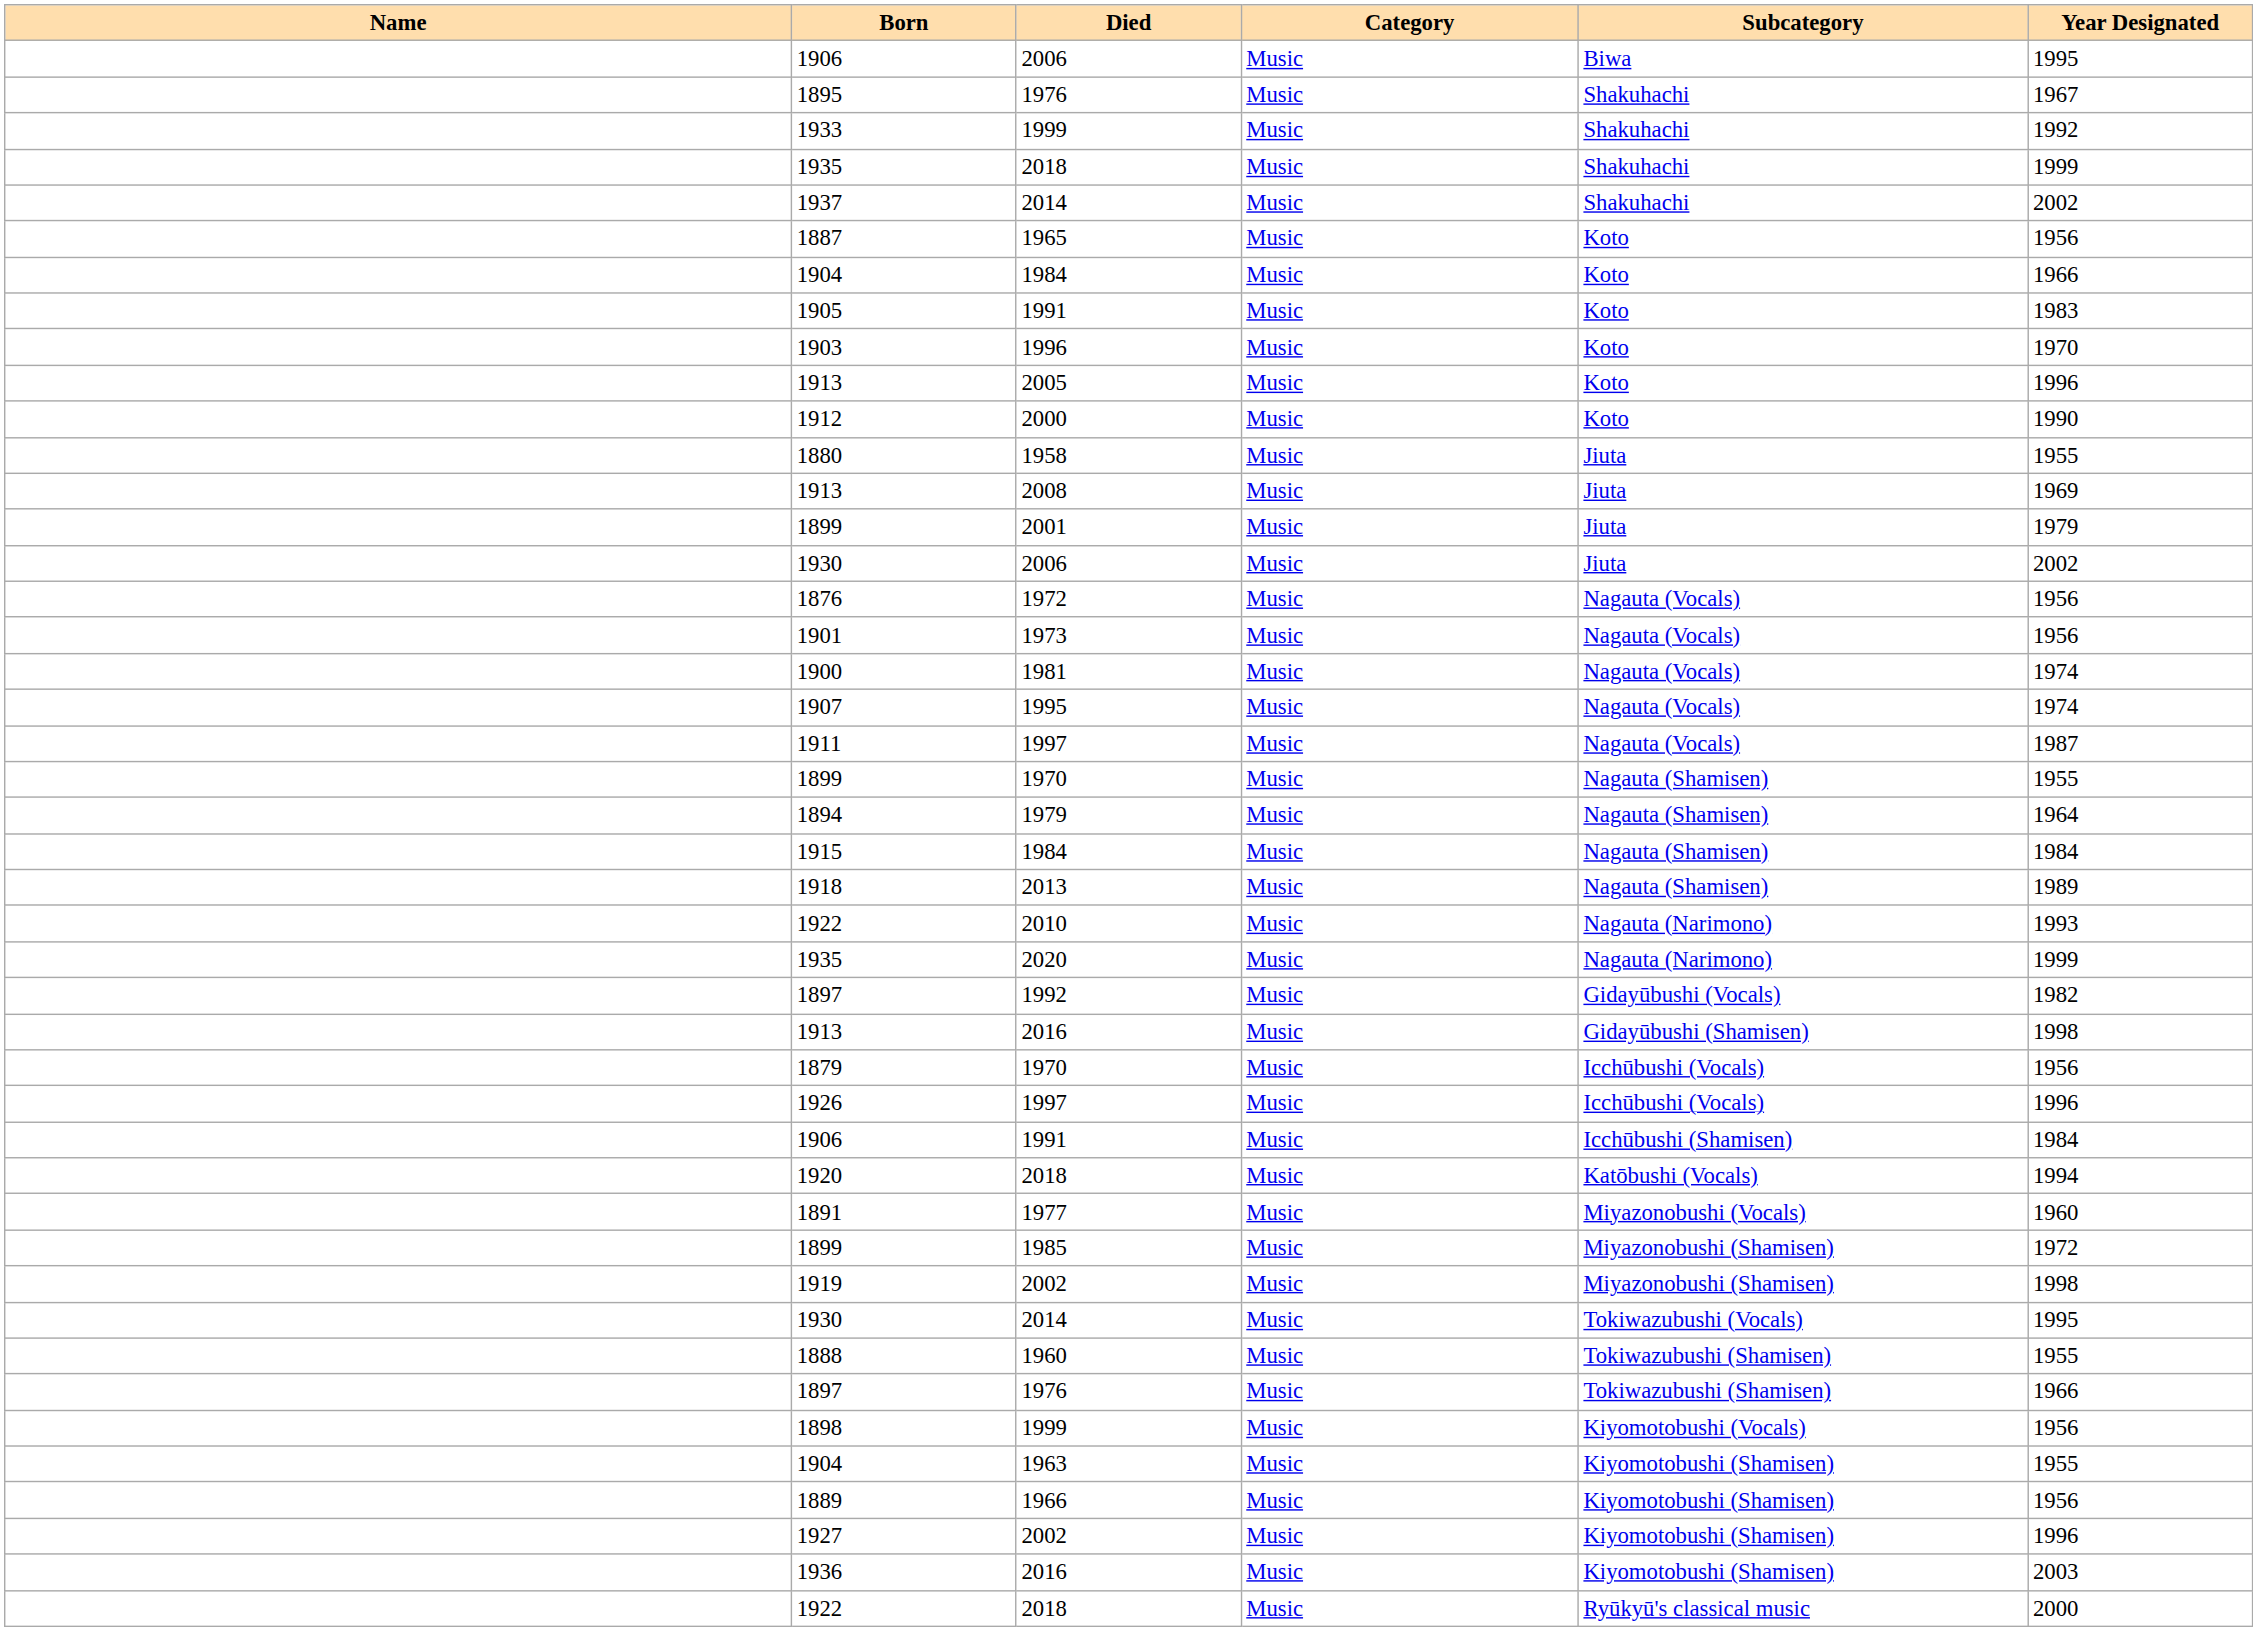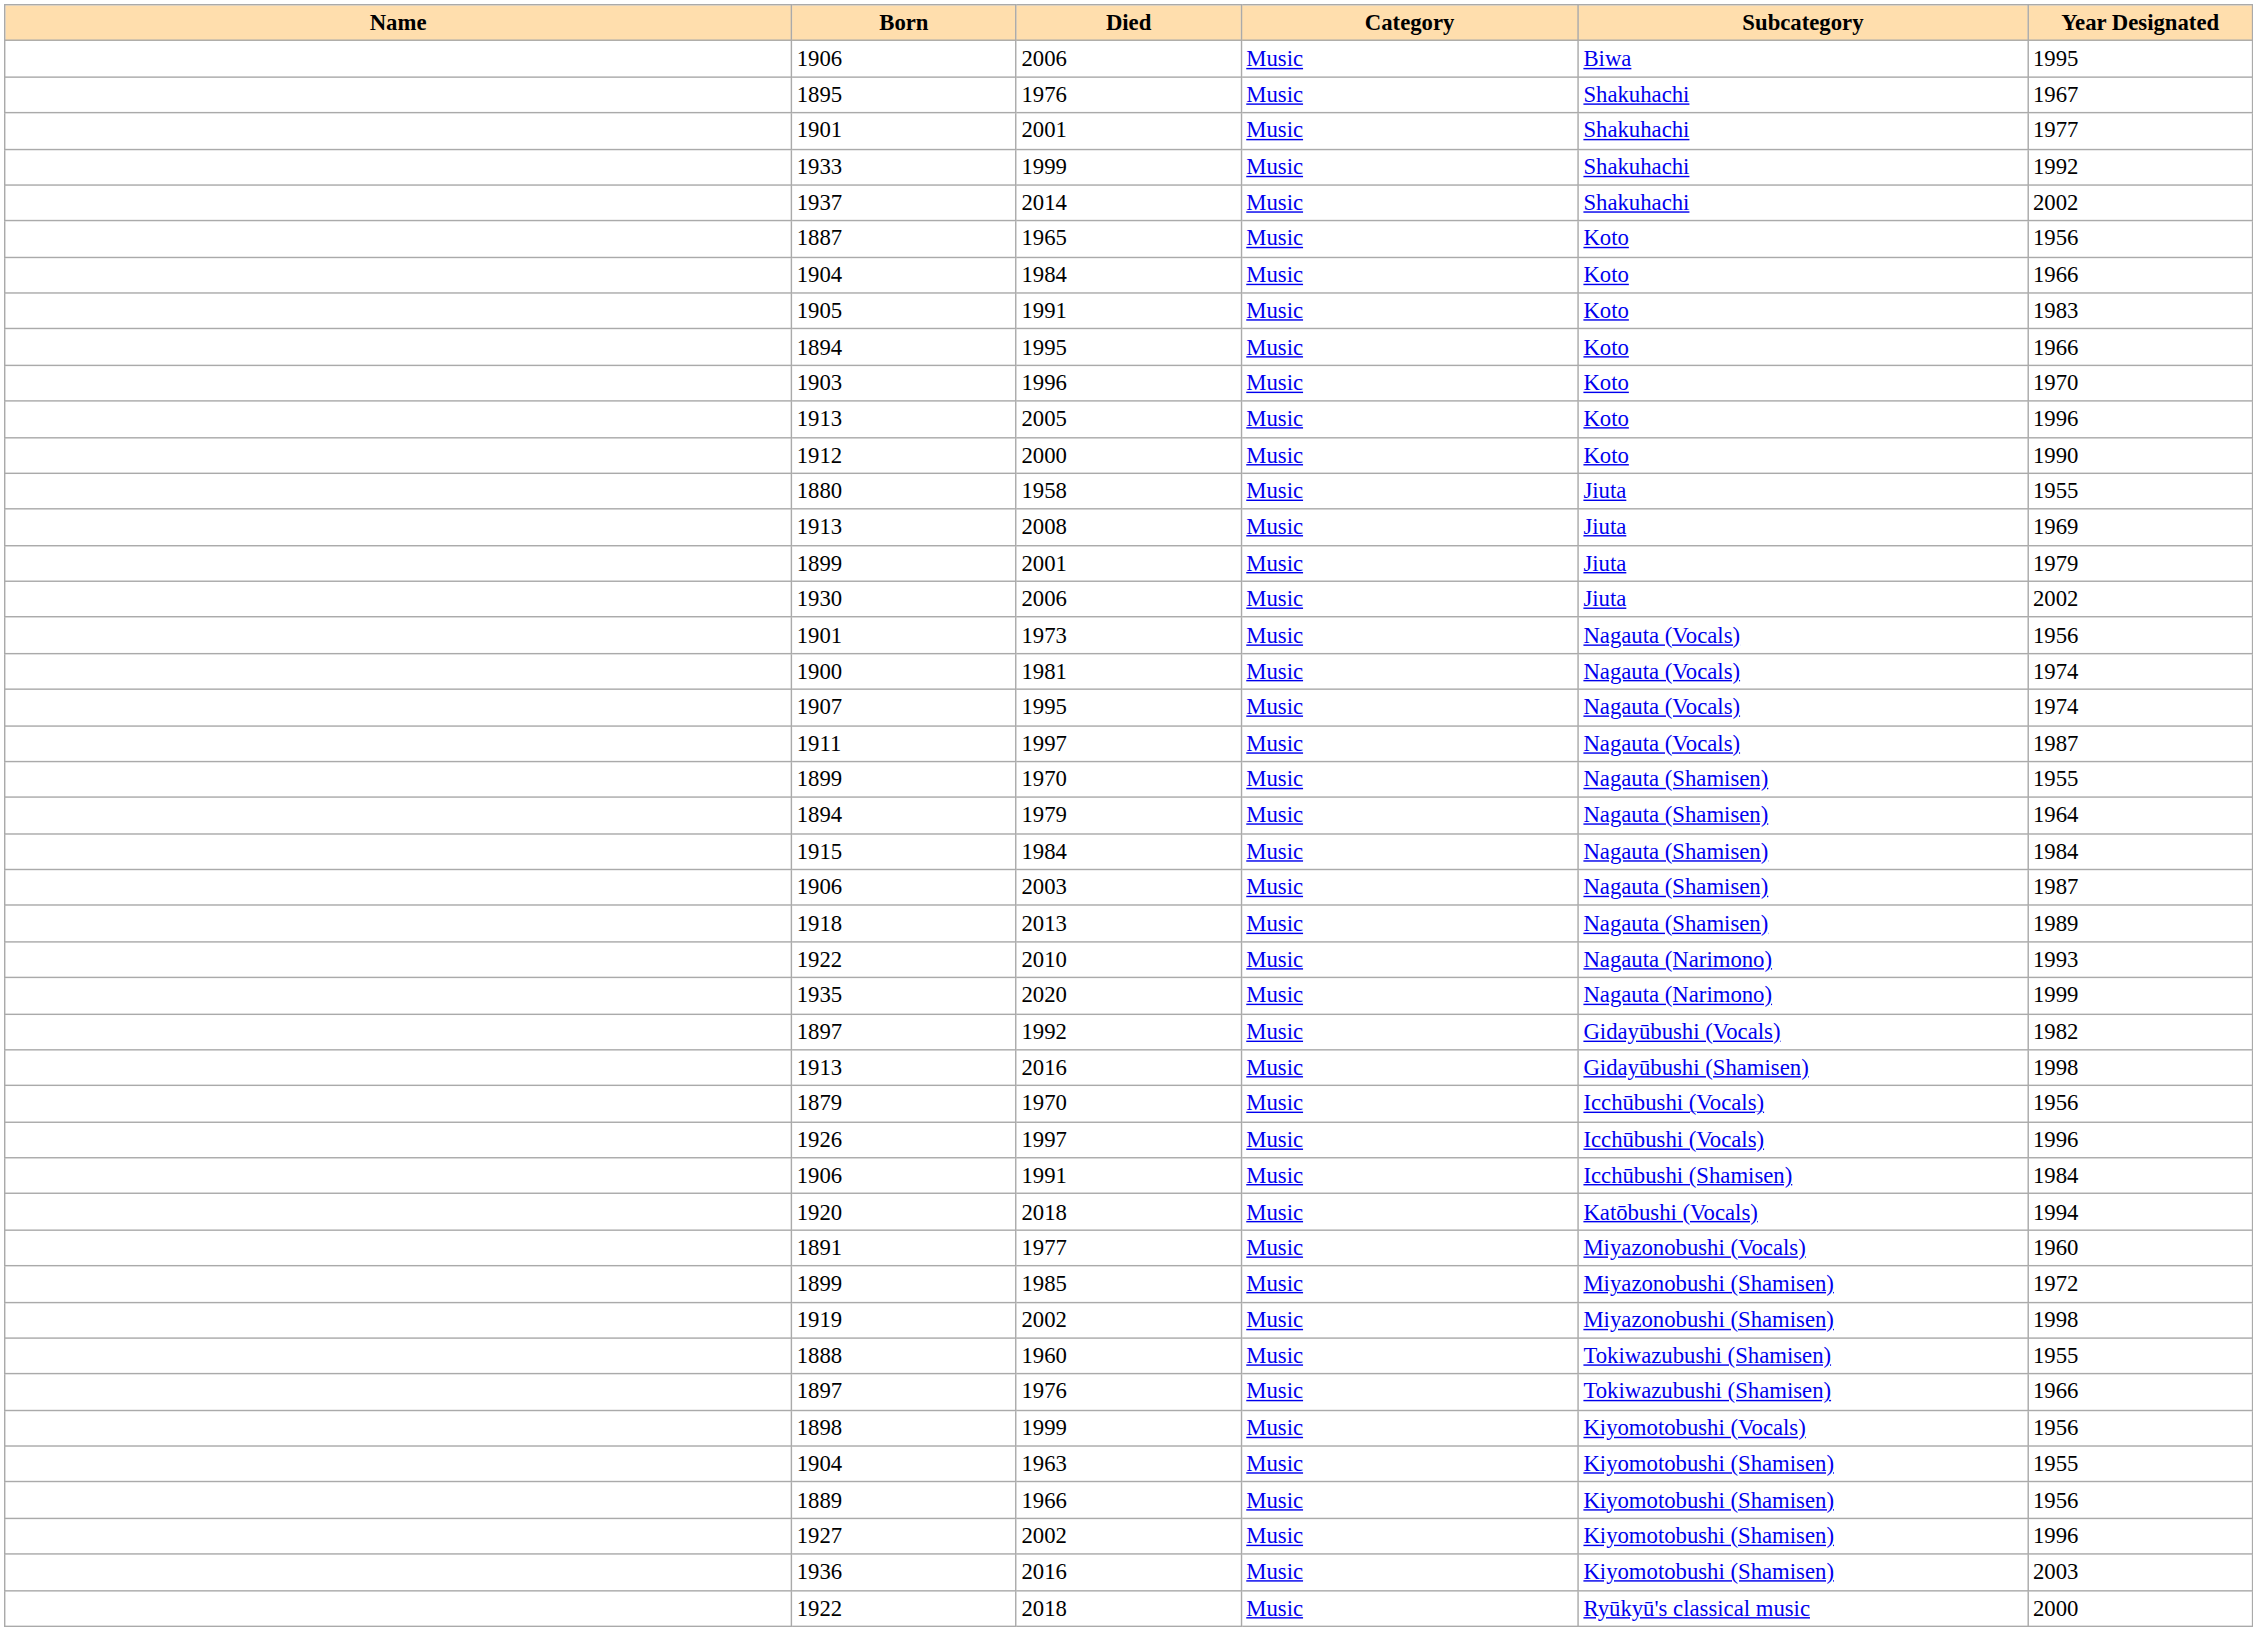+ row: (819, 130)
- row: (819, 166)
+ row: (819, 346)
- row: (819, 599)
+ row: (819, 887)
- row: (819, 1319)
